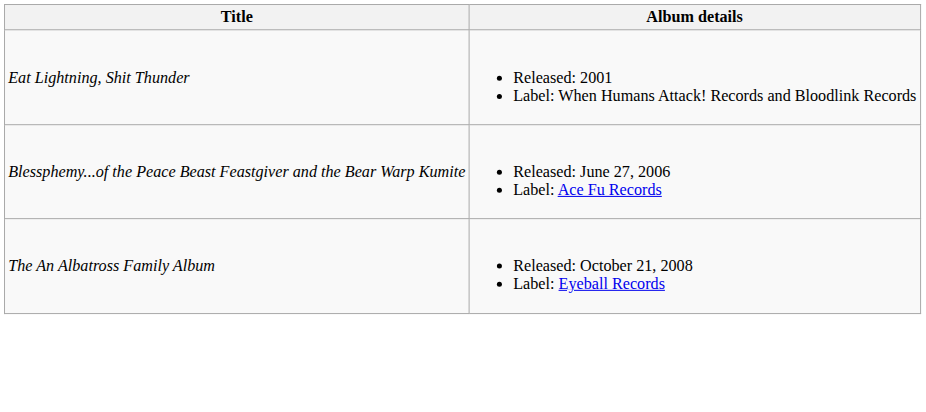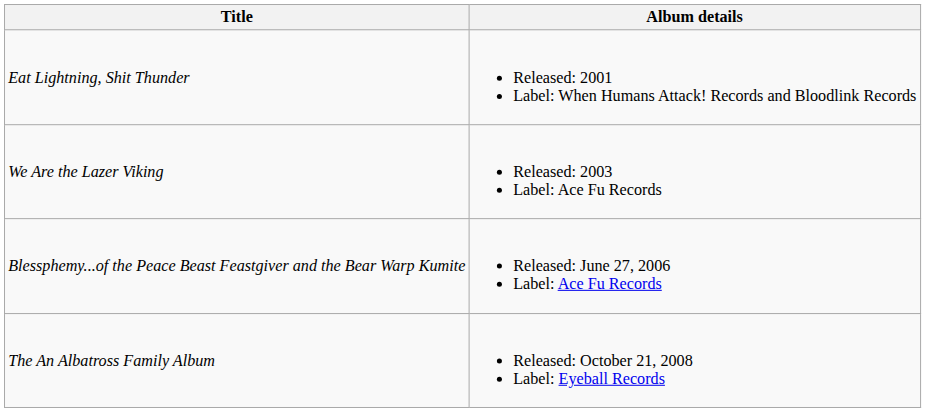+ row: (86, 171)
